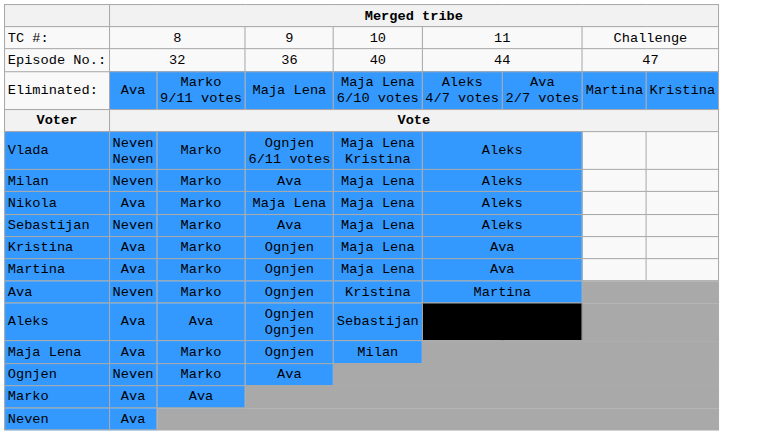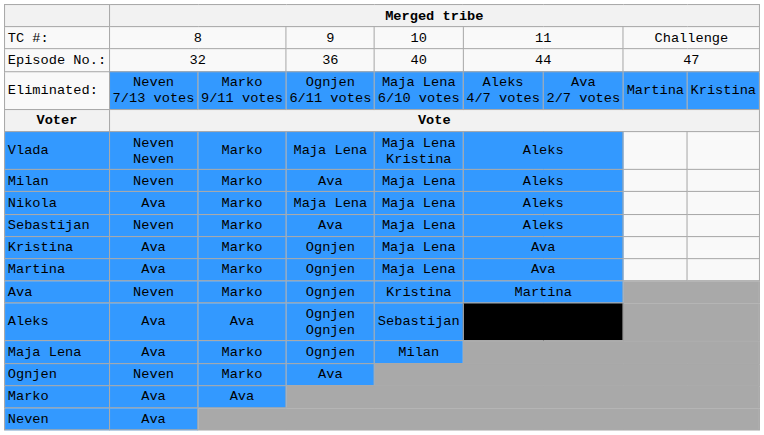(133, 90) Ava -> (154, 90) Neven 7/13 votes
(289, 90) Maja Lena -> (330, 90) Ognjen 6/11 votes
(289, 151) Ognjen 6/11 votes -> (330, 151) Maja Lena
